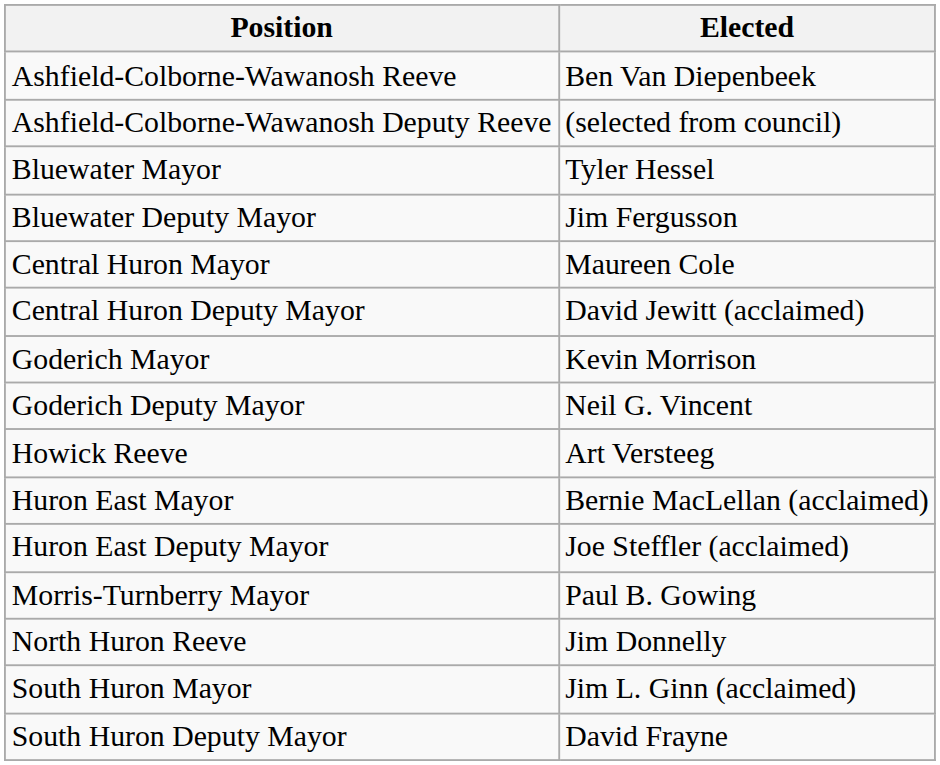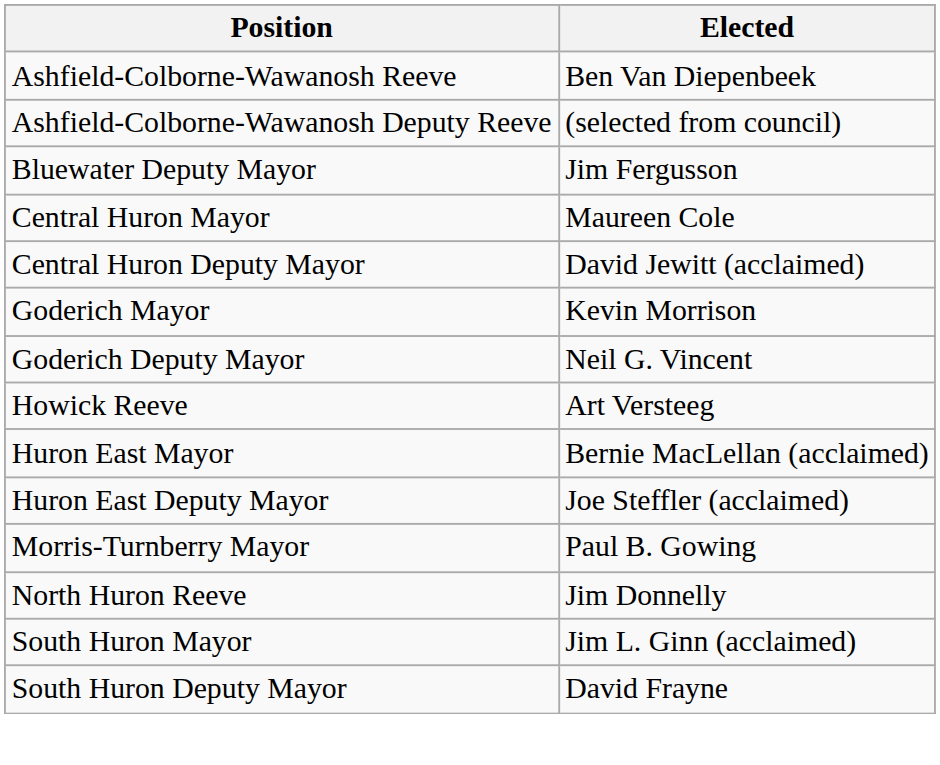- row: (116, 169)
